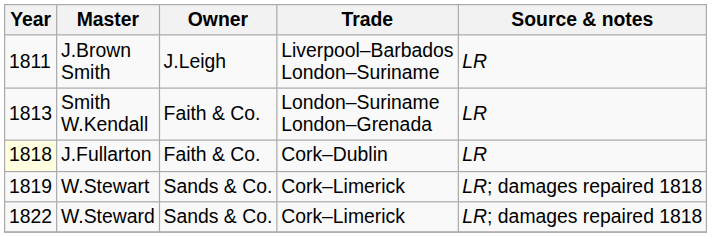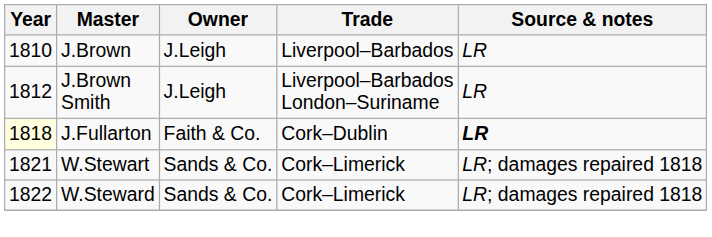+ row: (96, 50)
(30, 61) 1811 -> (31, 92) 1812
- row: (105, 113)
(475, 155) normal -> (475, 133) bold
(31, 186) 1819 -> (31, 164) 1821
